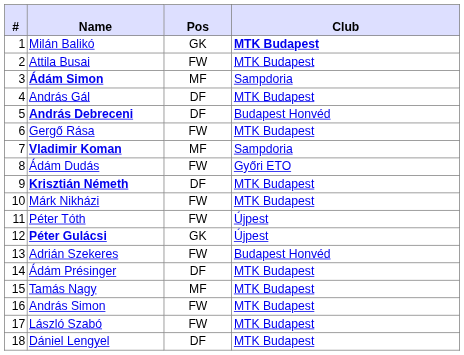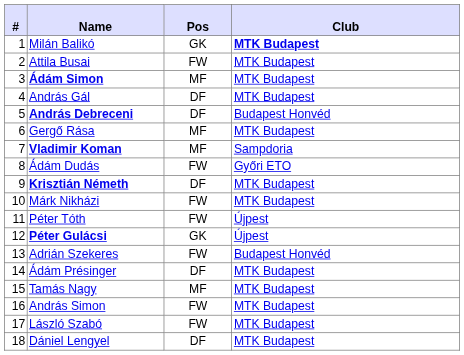(263, 79) Sampdoria -> (274, 79) MTK Budapest
(198, 131) FW -> (198, 131) MF
